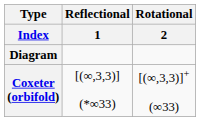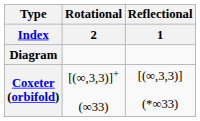columns swapped: (97, 34) <-> (164, 34)
